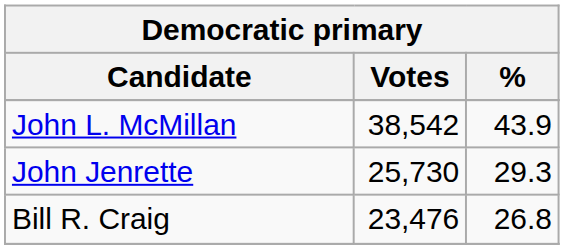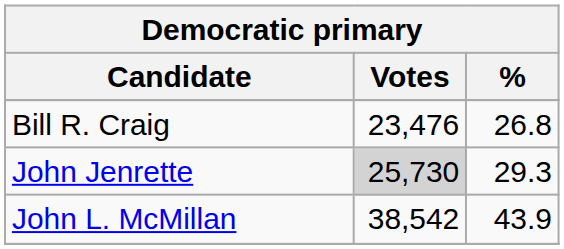rows swapped: (124, 124) <-> (91, 219)
(413, 172) no background -> (413, 172) lightgrey background
